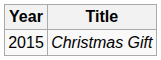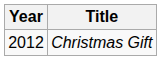(26, 42) 2015 -> (26, 42) 2012
